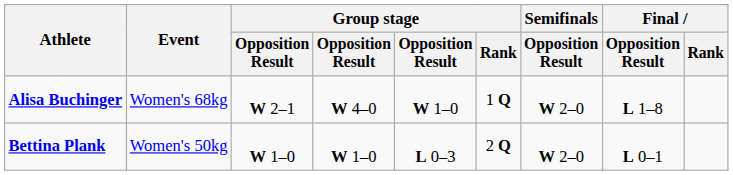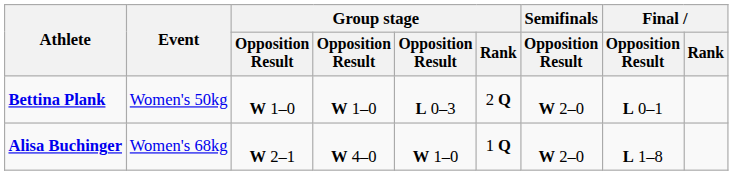rows swapped: (57, 146) <-> (65, 99)
